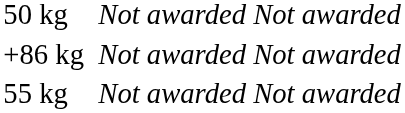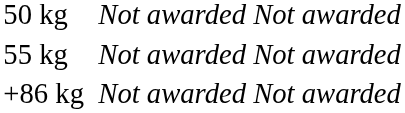rows swapped: (36, 93) <-> (44, 54)
